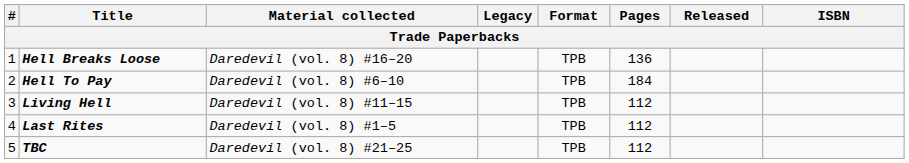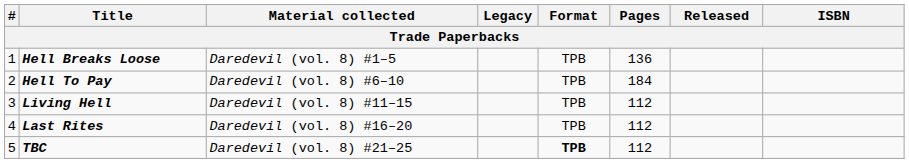(311, 60) Daredevil (vol. 8) #16–20 -> (303, 60) Daredevil (vol. 8) #1–5
(303, 126) Daredevil (vol. 8) #1–5 -> (311, 126) Daredevil (vol. 8) #16–20
(574, 148) normal -> (574, 148) bold
